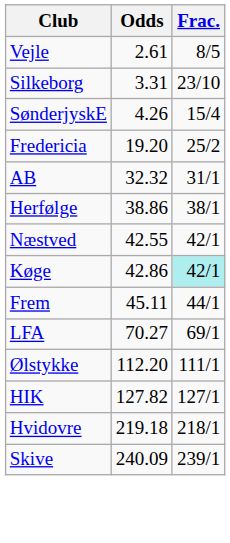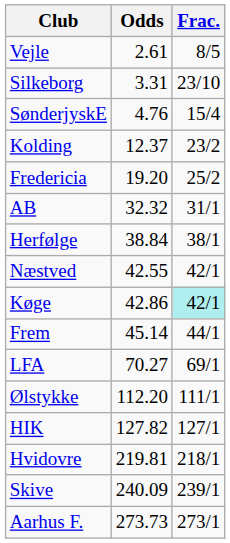(151, 114) 4.26 -> (151, 114) 4.76
+ row: (41, 145)
(147, 208) 38.86 -> (147, 239) 38.84
(147, 302) 45.11 -> (147, 333) 45.14
(142, 427) 219.18 -> (142, 459) 219.81
+ row: (47, 521)
